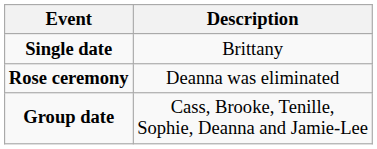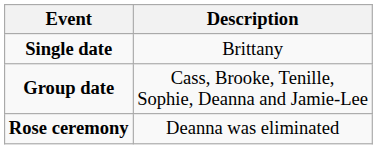rows swapped: (69, 117) <-> (69, 78)
